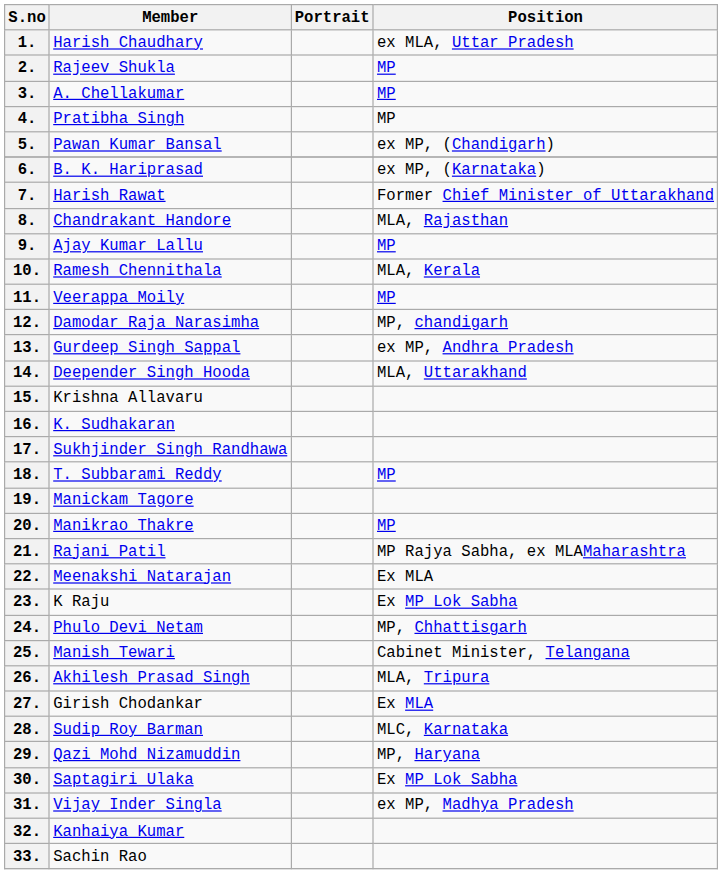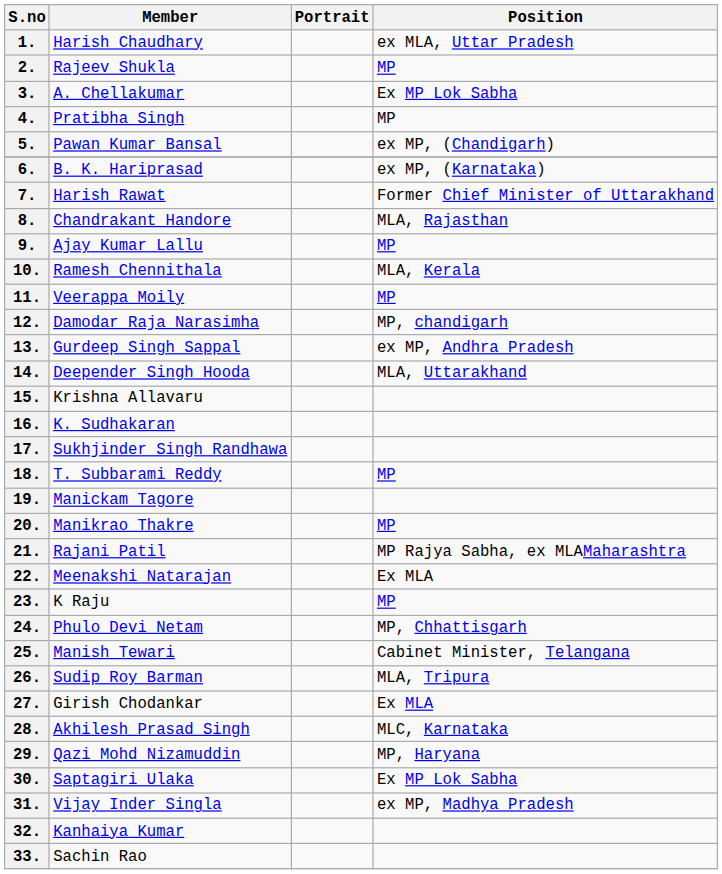(386, 94) MP -> (447, 94) Ex MP Lok Sabha
(447, 602) Ex MP Lok Sabha -> (386, 602) MP
(151, 678) Akhilesh Prasad Singh -> (128, 678) Sudip Roy Barman
(128, 729) Sudip Roy Barman -> (151, 729) Akhilesh Prasad Singh
